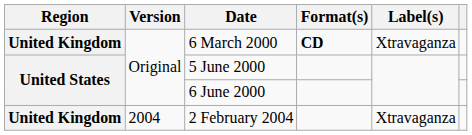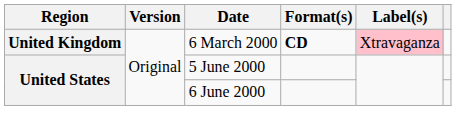(416, 42) no background -> (400, 42) pink background
- row: (241, 117)
